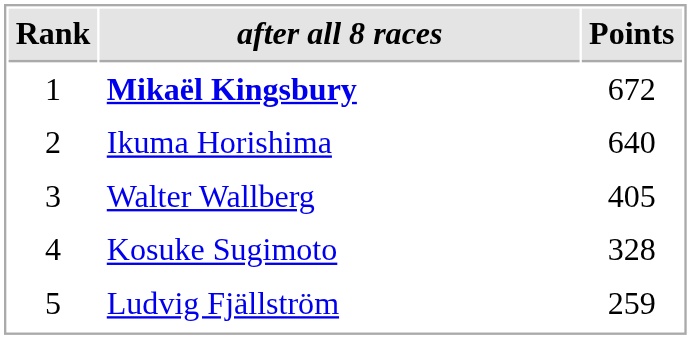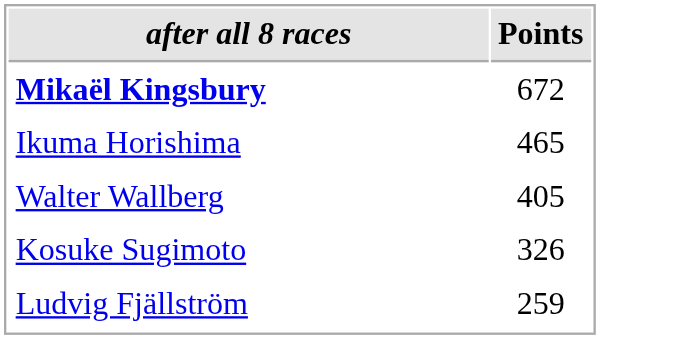- column: (53, 33)
(632, 143) 640 -> (541, 143) 465
(632, 250) 328 -> (541, 250) 326
